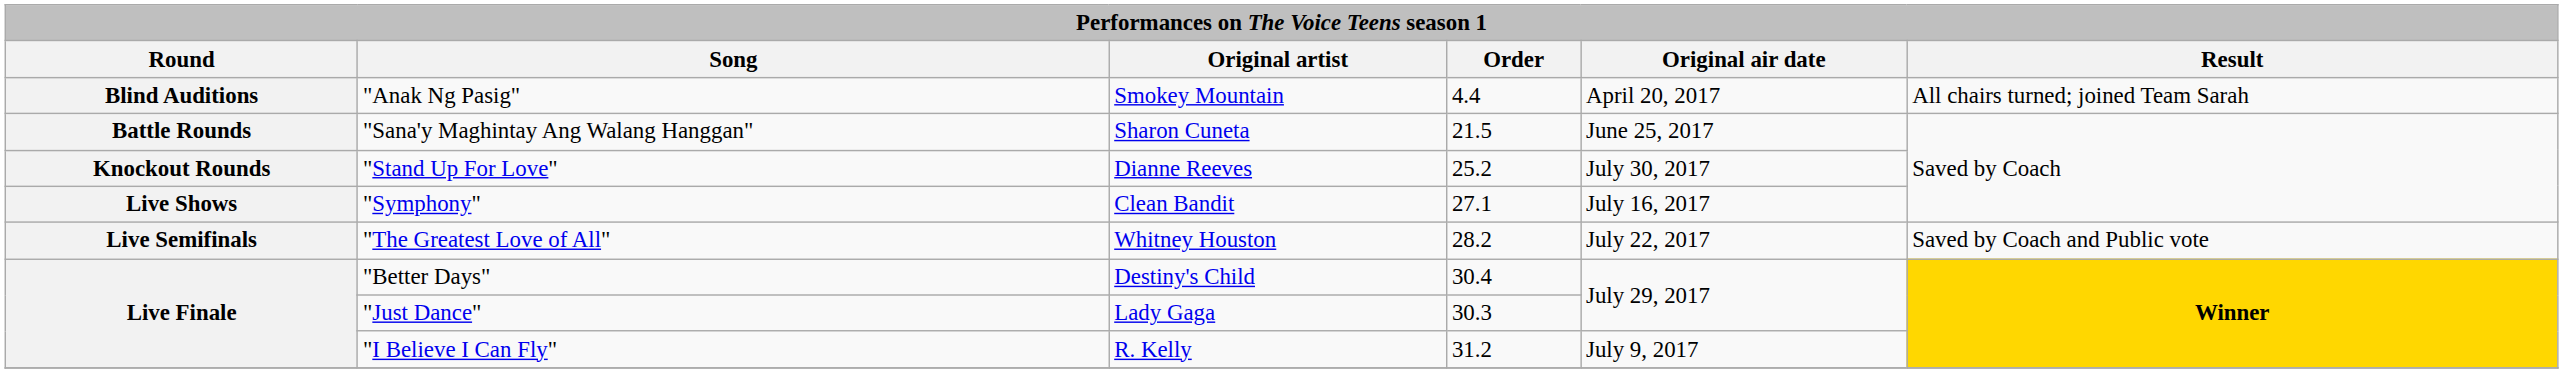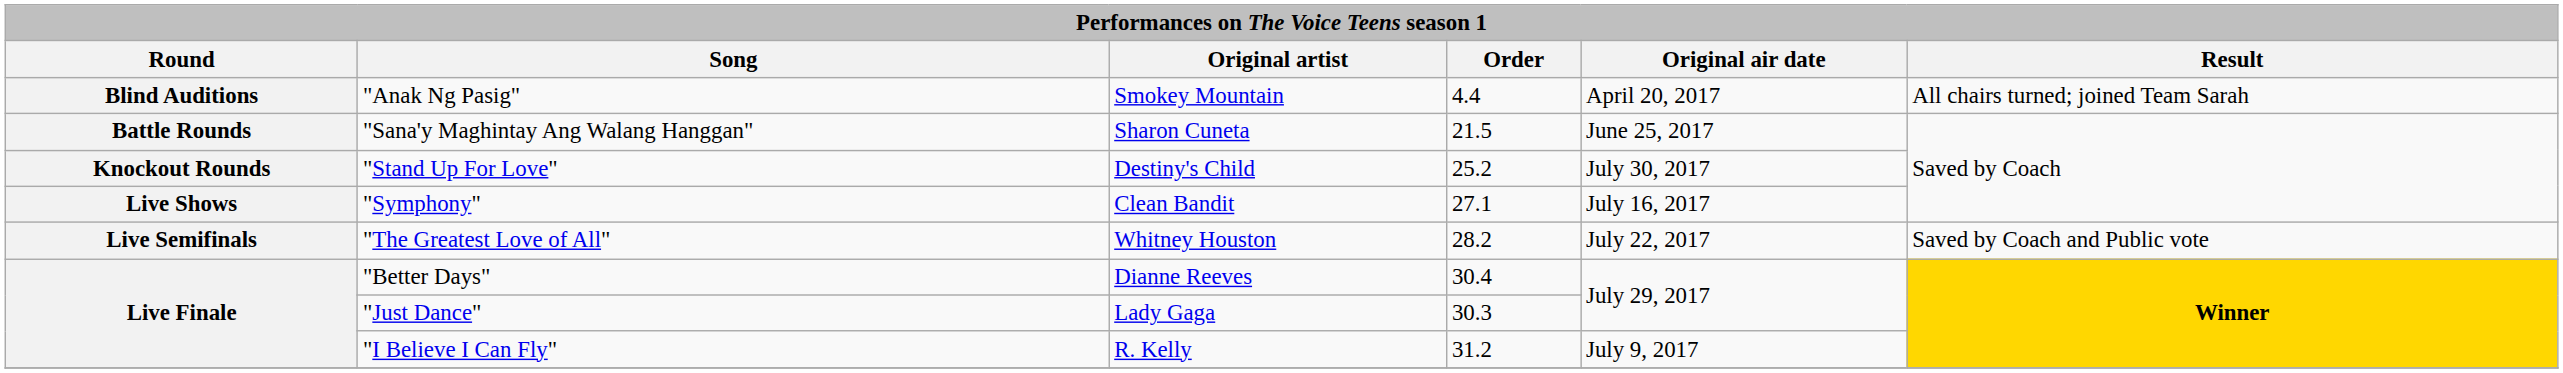(1183, 167) Dianne Reeves -> (1185, 167) Destiny's Child
(1185, 276) Destiny's Child -> (1183, 276) Dianne Reeves
